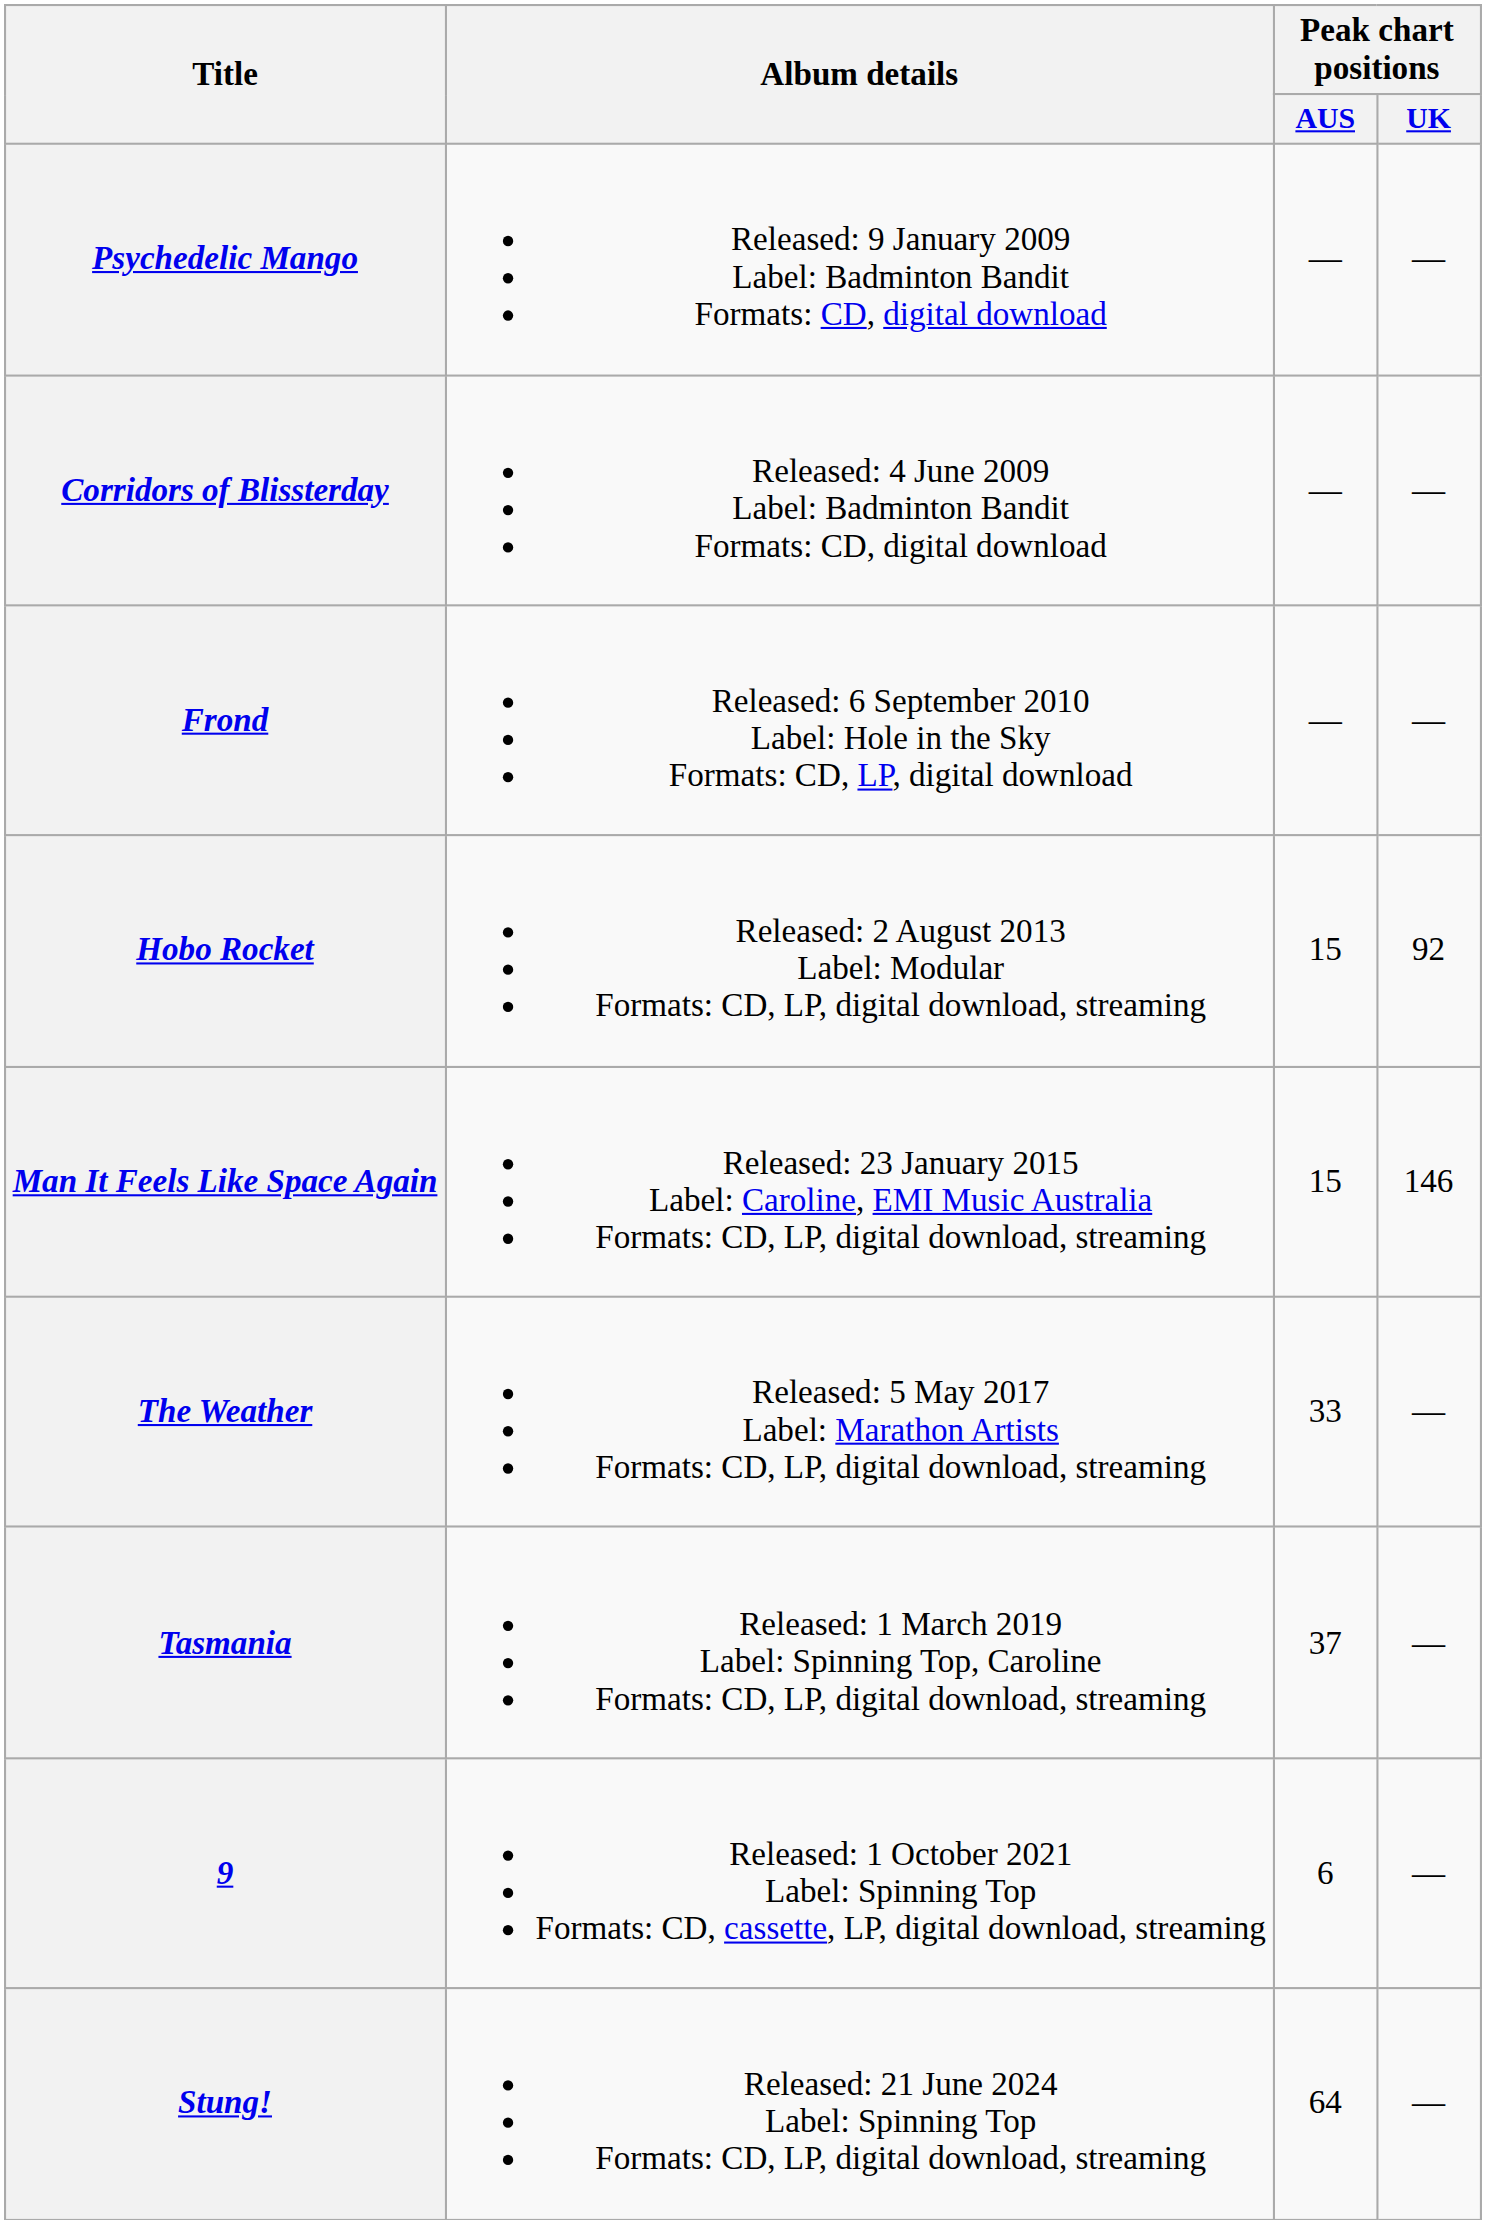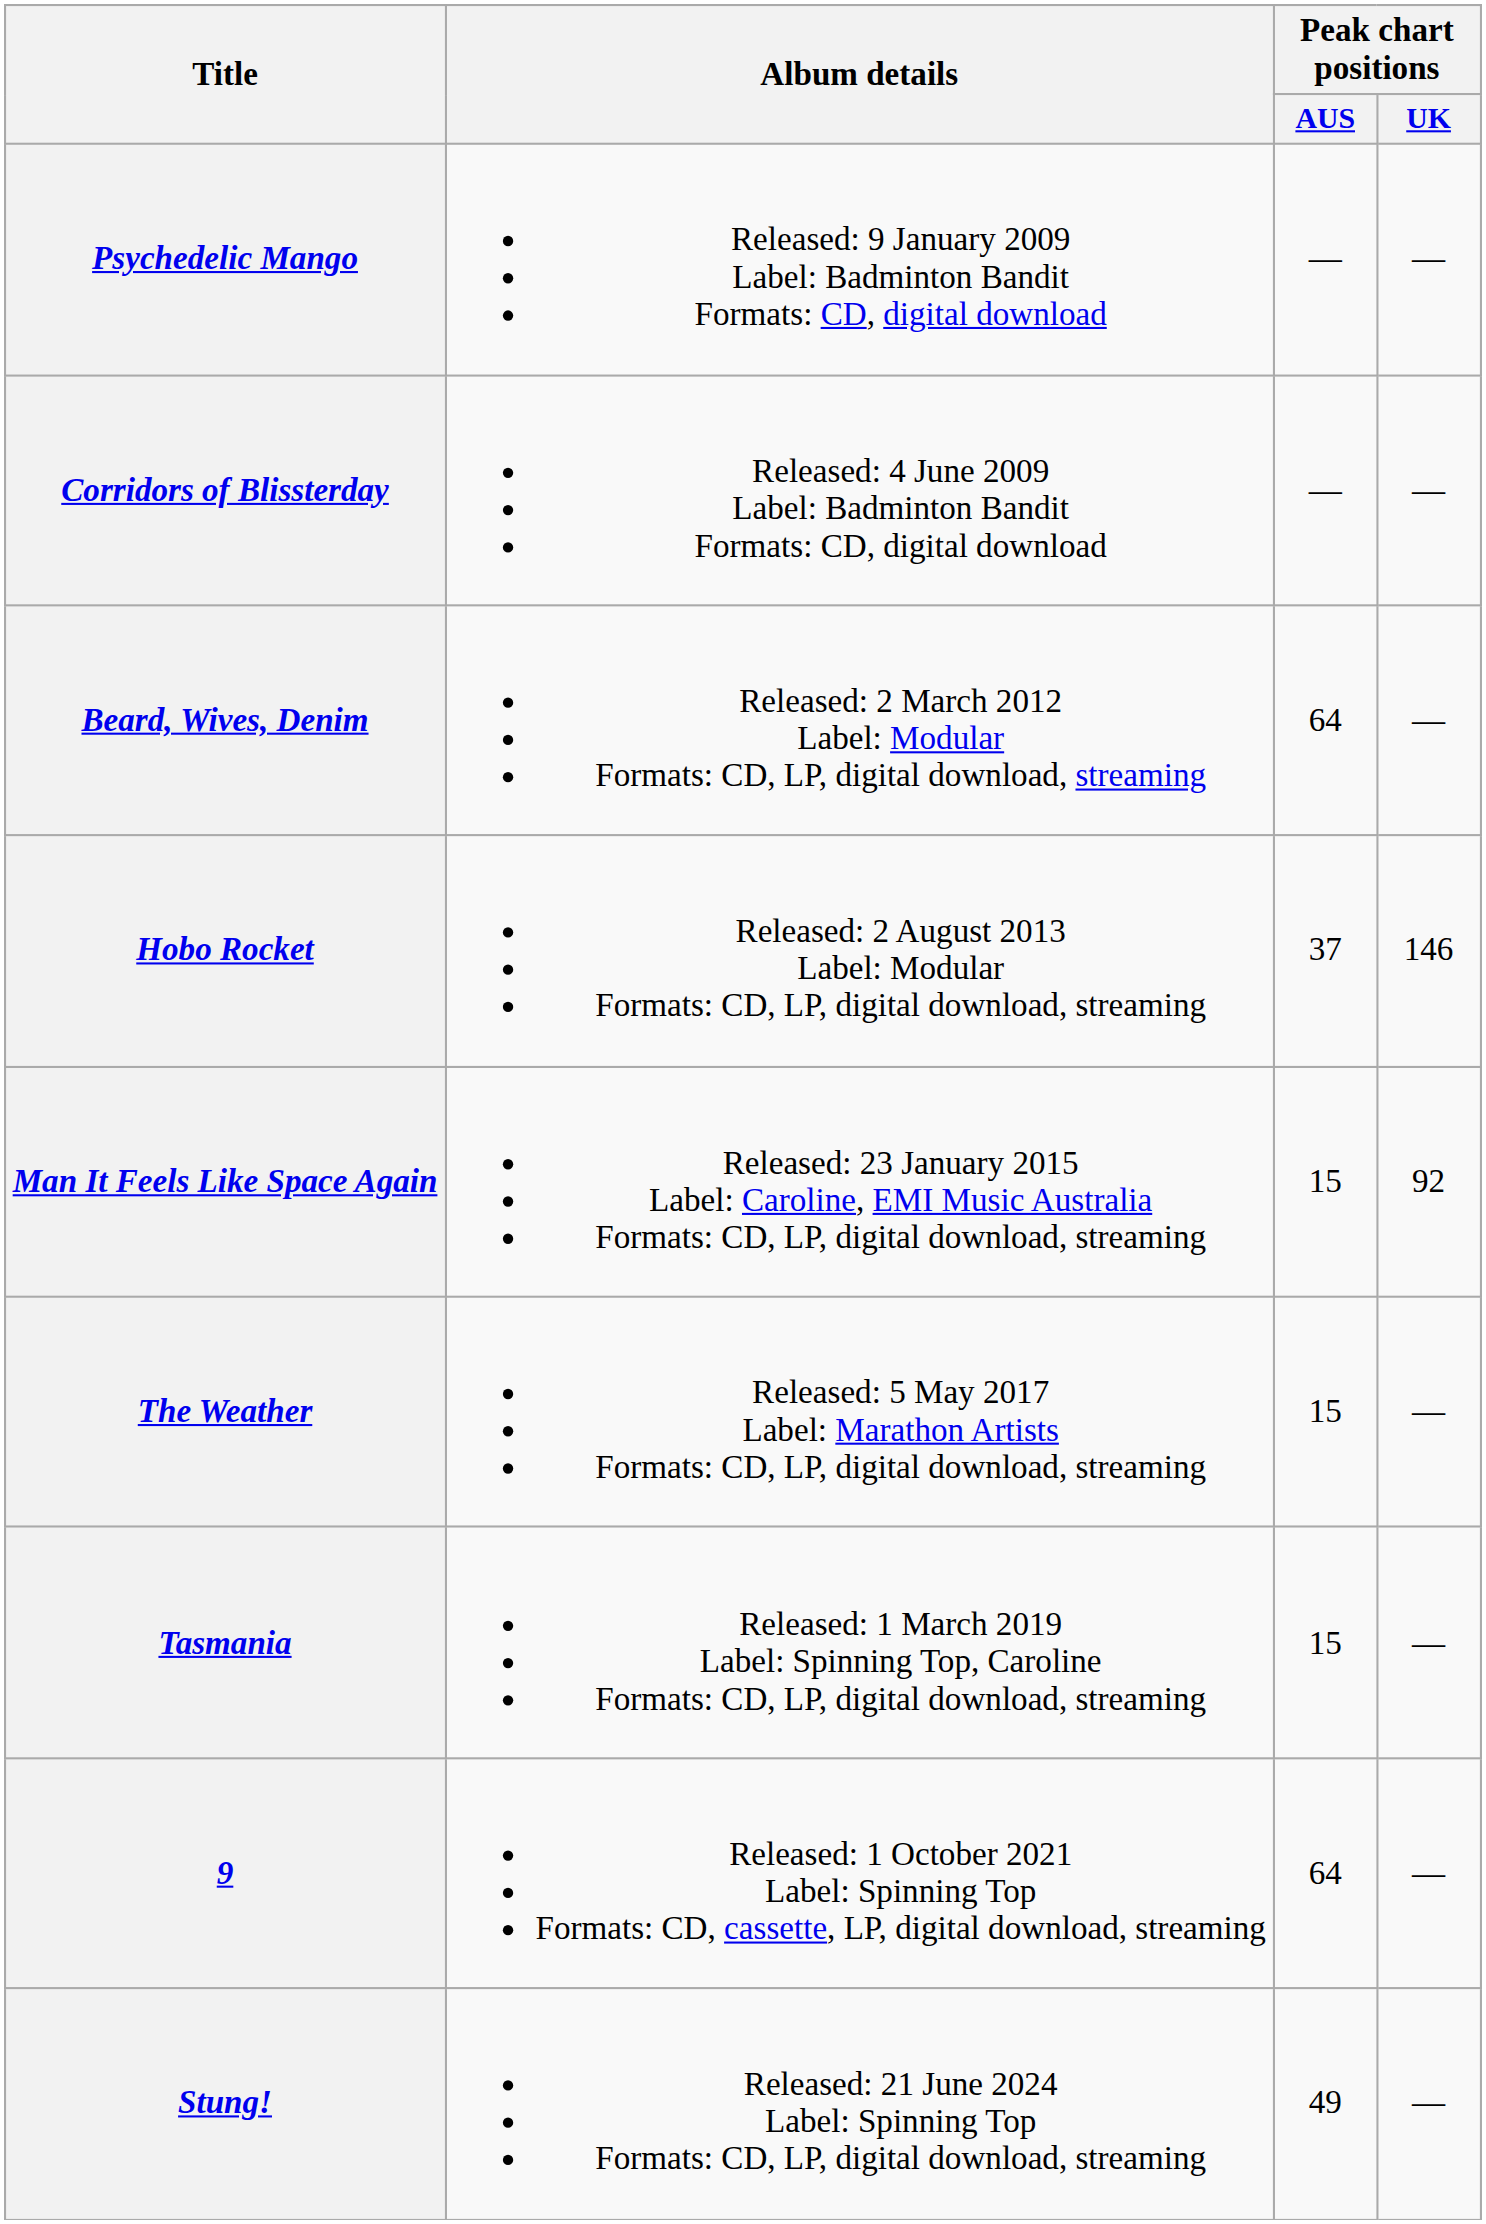- row: (225, 719)
+ row: (225, 719)
(1325, 950) 15 -> (1325, 950) 37
(1429, 950) 92 -> (1429, 950) 146
(1429, 1180) 146 -> (1429, 1180) 92
(1325, 1411) 33 -> (1325, 1411) 15
(1325, 1641) 37 -> (1325, 1641) 15
(1325, 1872) 6 -> (1325, 1872) 64
(1325, 2103) 64 -> (1325, 2103) 49
